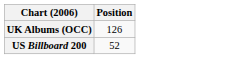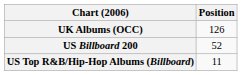+ row: (100, 62)
